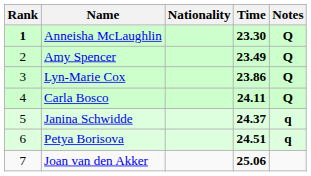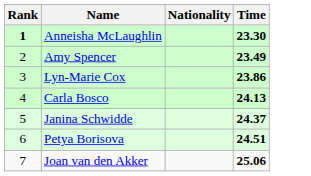- column: (288, 14)
(251, 98) 24.11 -> (251, 98) 24.13
